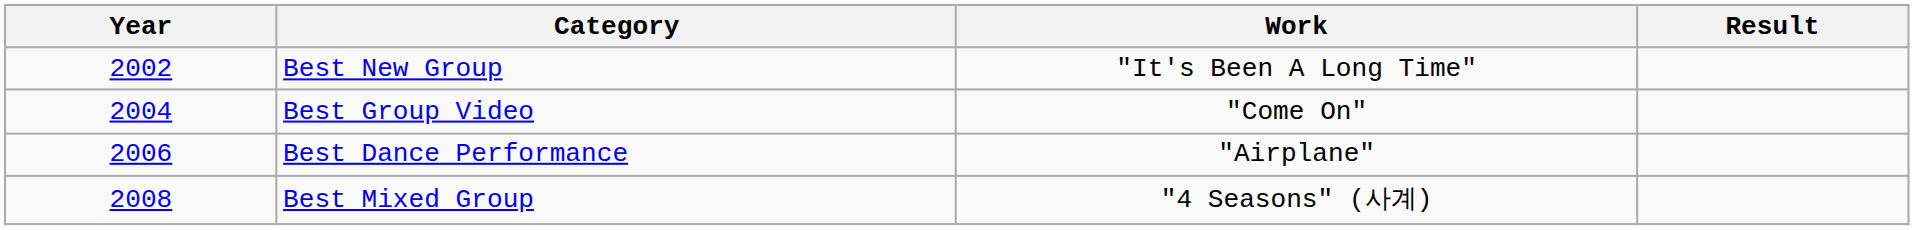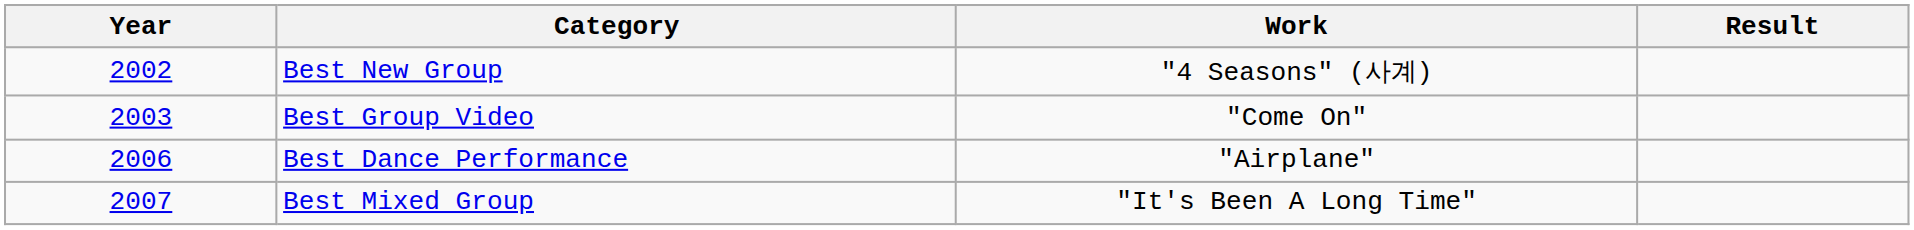(1297, 69) "It's Been A Long Time" -> (1297, 73) "4 Seasons" (사계)
(141, 111) 2004 -> (141, 118) 2003
(141, 200) 2008 -> (141, 203) 2007
(1297, 201) "4 Seasons" (사계) -> (1297, 203) "It's Been A Long Time"
